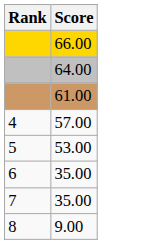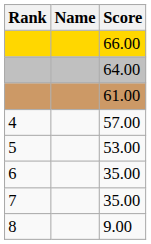+ column: (75, 17)
